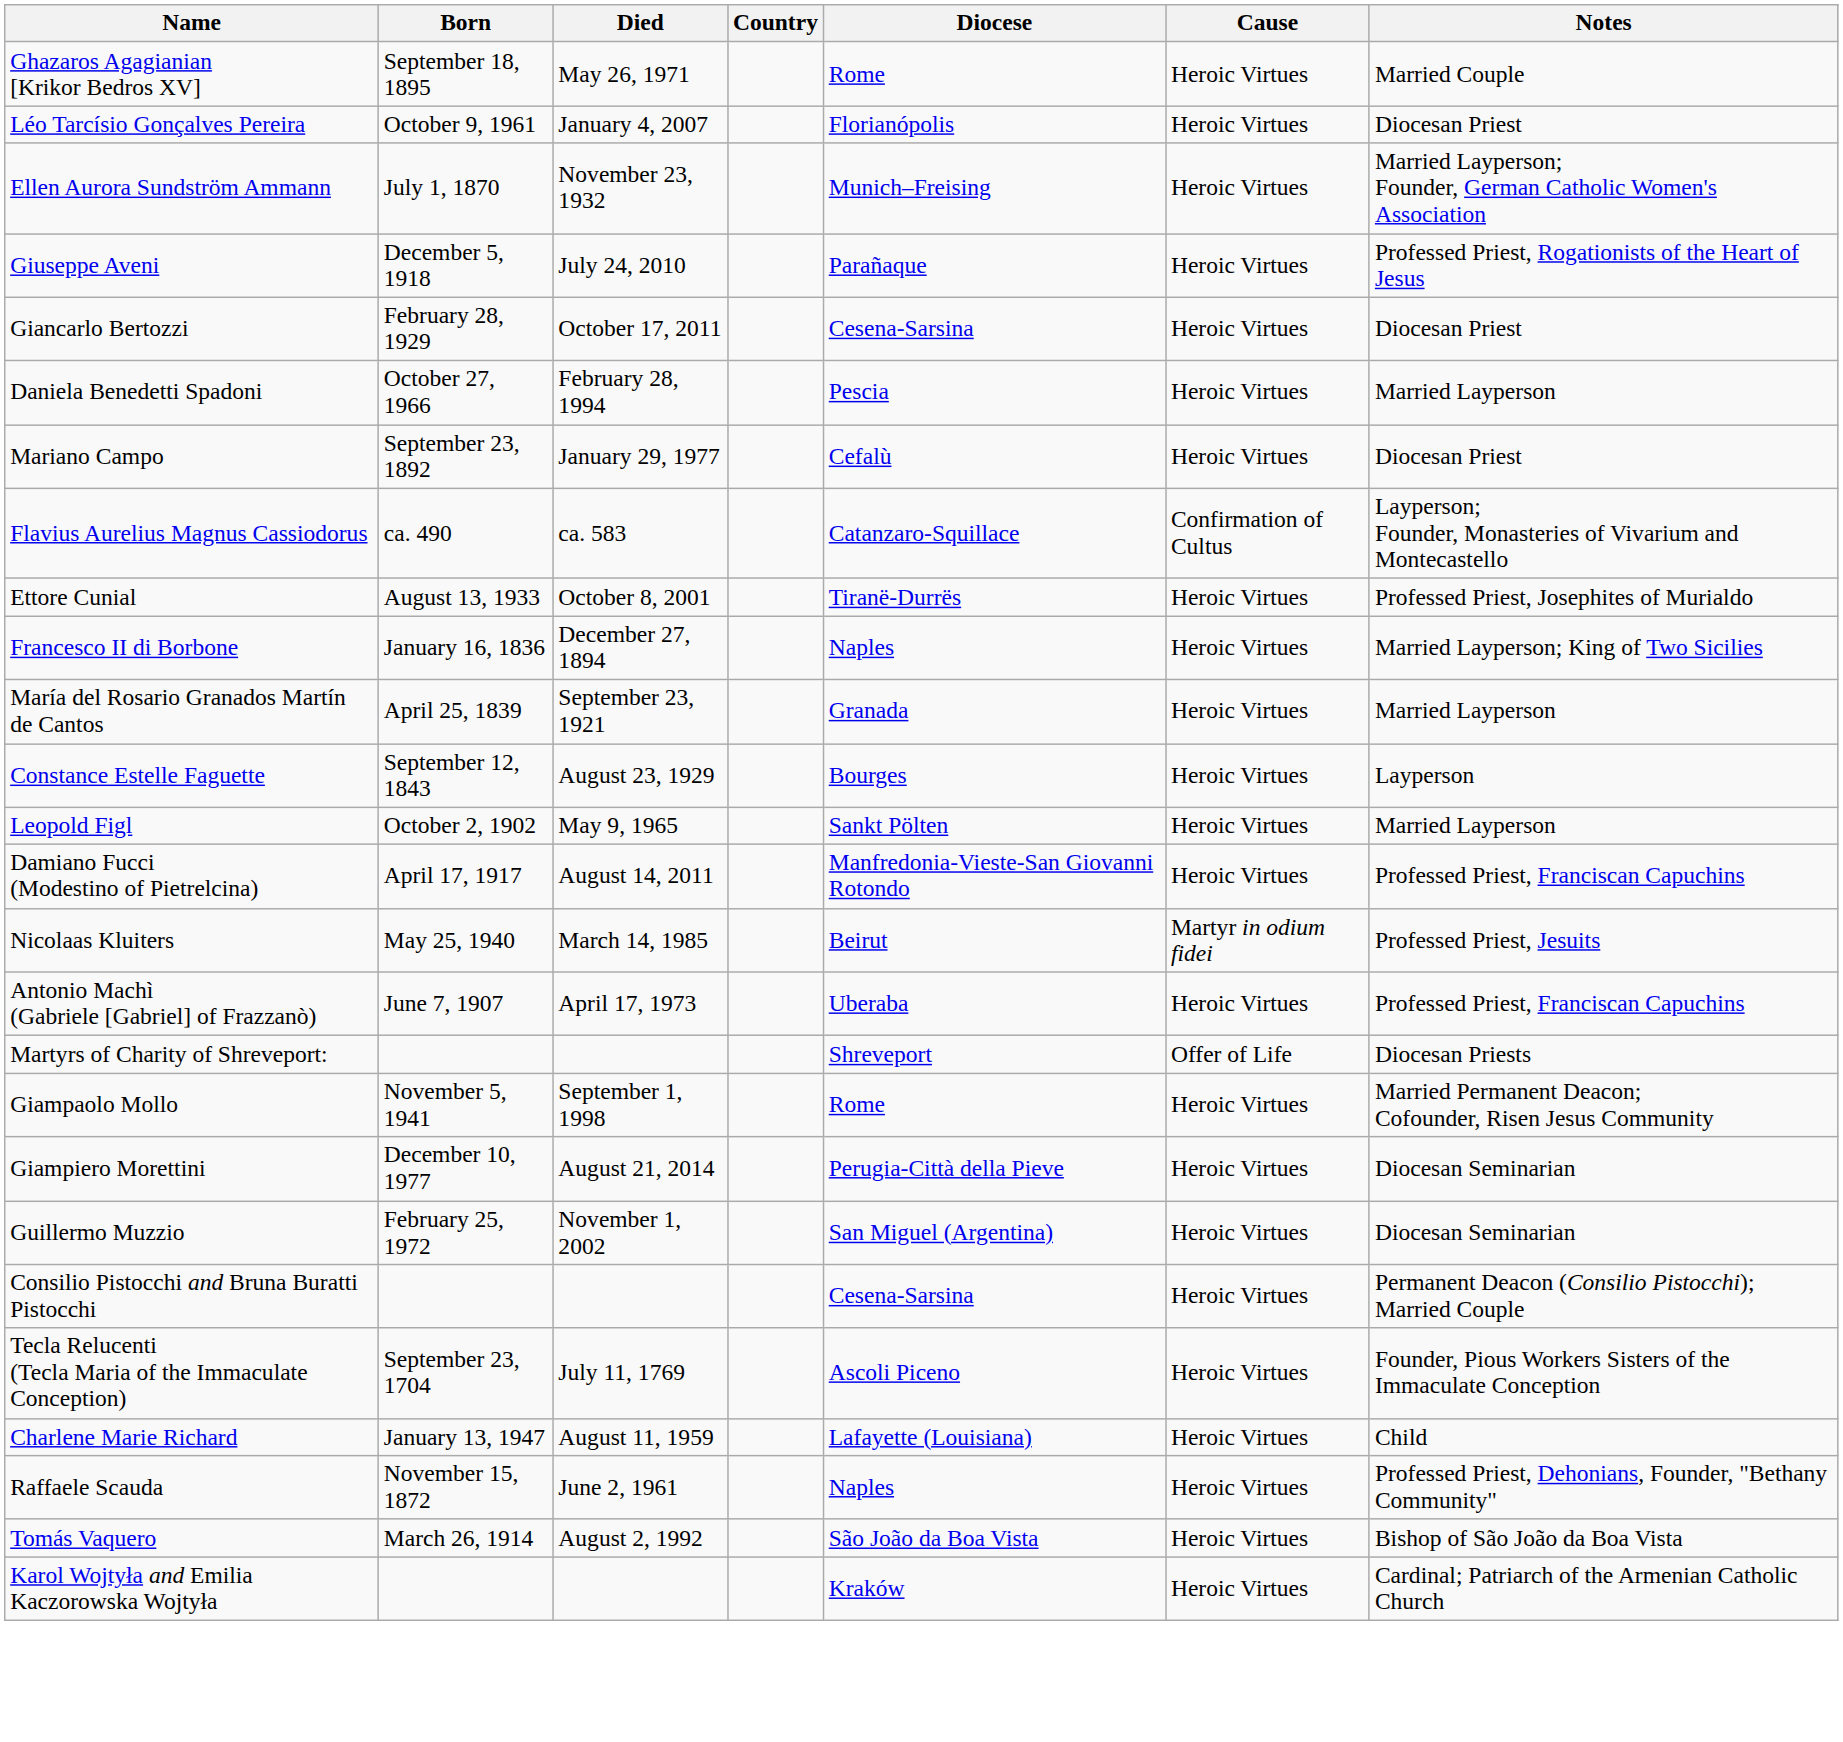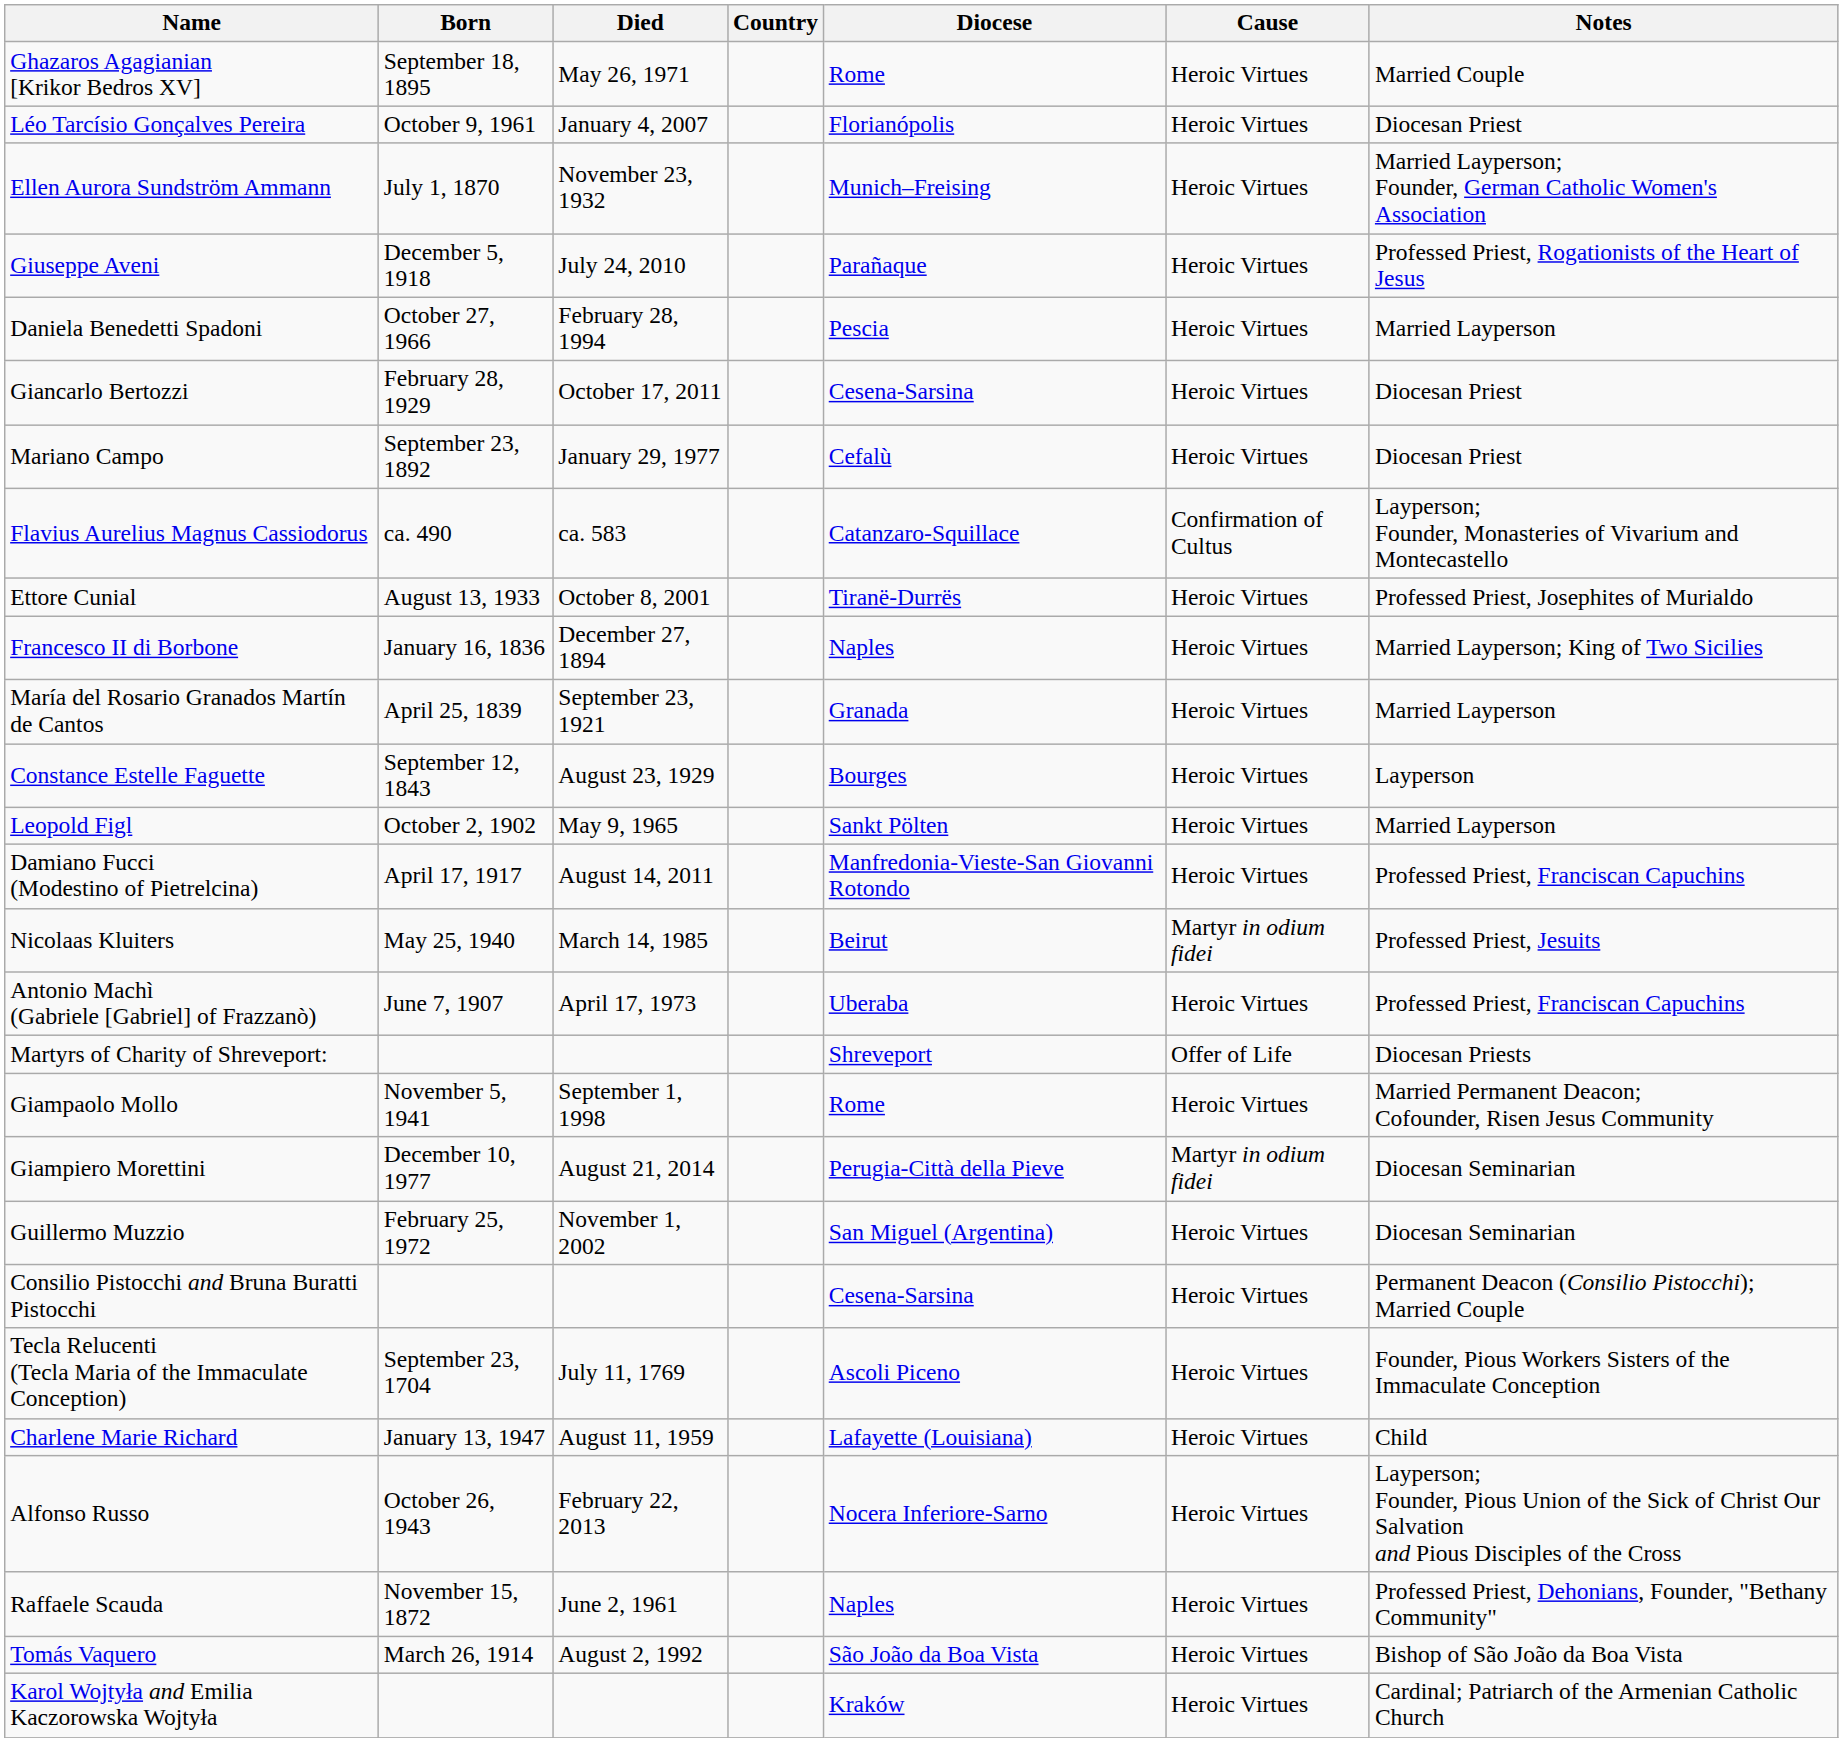rows swapped: (136, 392) <-> (99, 328)
(1240, 1168) Heroic Virtues -> (1248, 1168) Martyr in odium fidei
+ row: (80, 1513)
